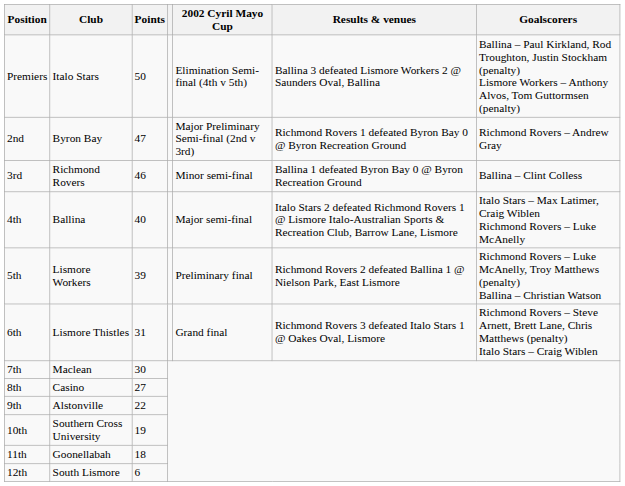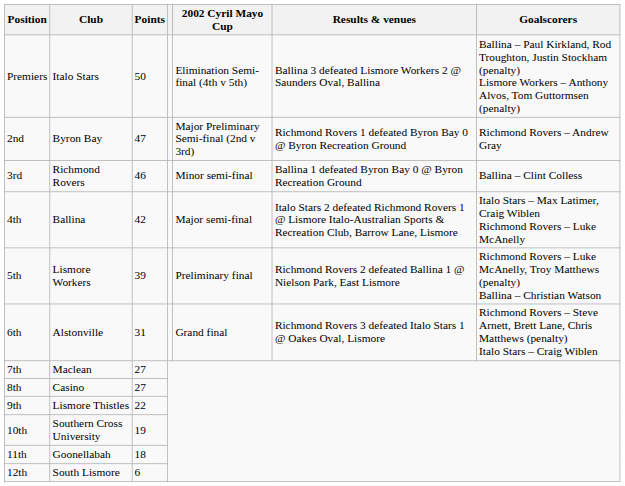(140, 219) 40 -> (140, 219) 42
(91, 332) Lismore Thistles -> (78, 332) Alstonville
(140, 369) 30 -> (140, 369) 27
(78, 405) Alstonville -> (91, 405) Lismore Thistles
